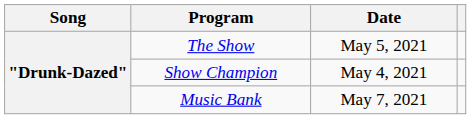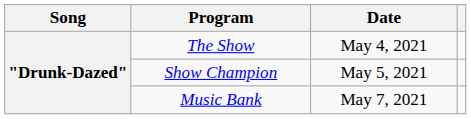(384, 45) May 5, 2021 -> (384, 45) May 4, 2021
(384, 72) May 4, 2021 -> (384, 72) May 5, 2021
